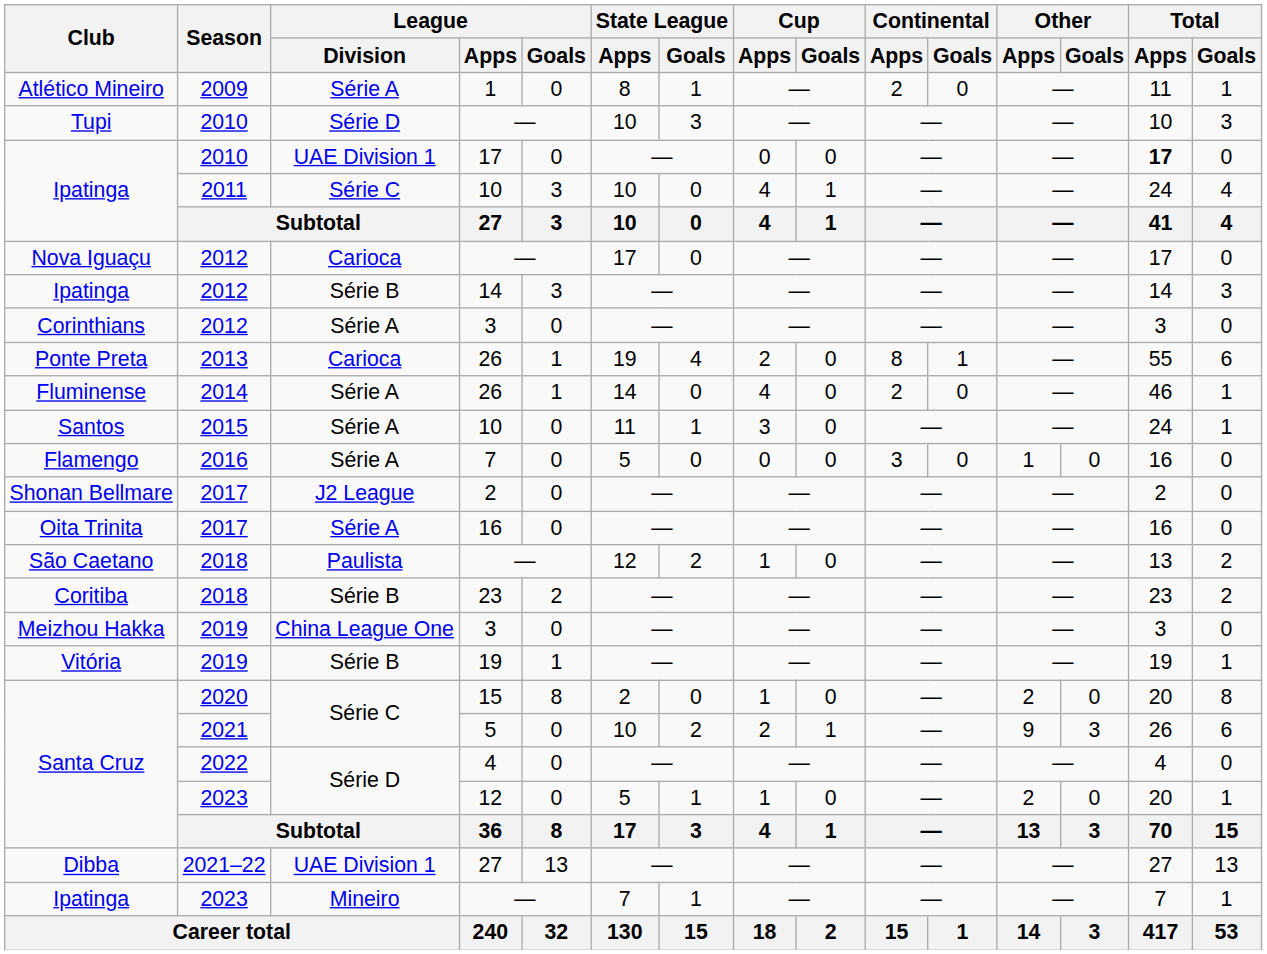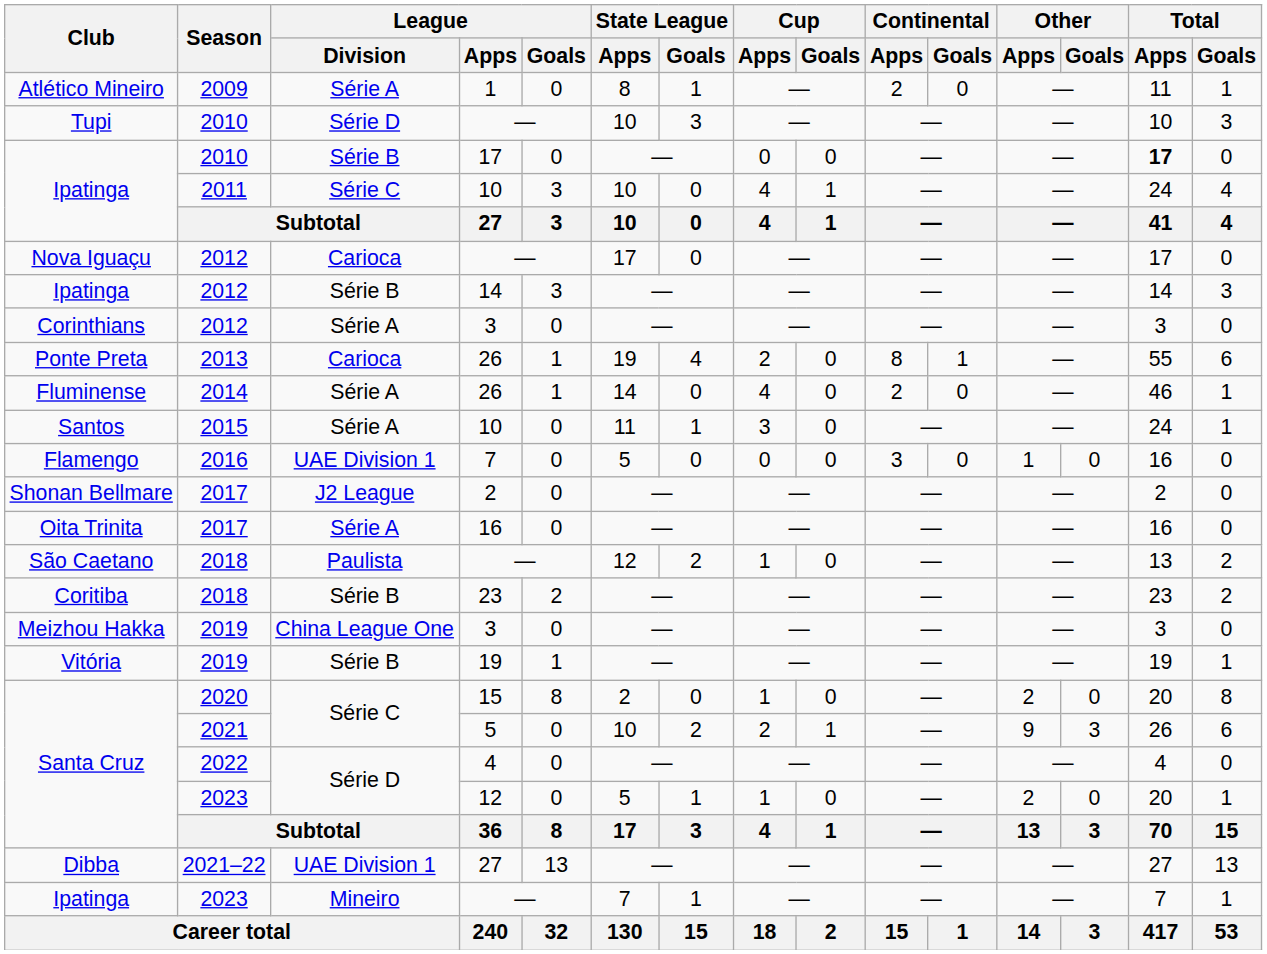(365, 156) UAE Division 1 -> (365, 156) Série B
(365, 460) Série A -> (365, 460) UAE Division 1
